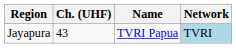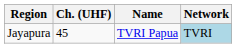(62, 33) 43 -> (62, 33) 45
